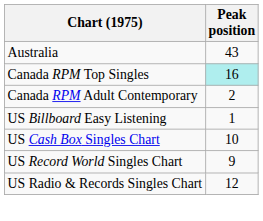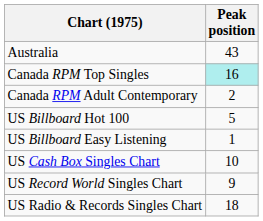+ row: (68, 118)
(232, 183) 12 -> (232, 205) 18
